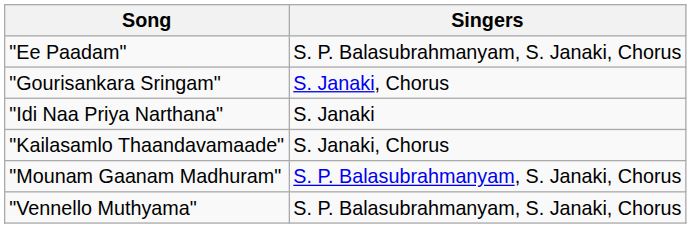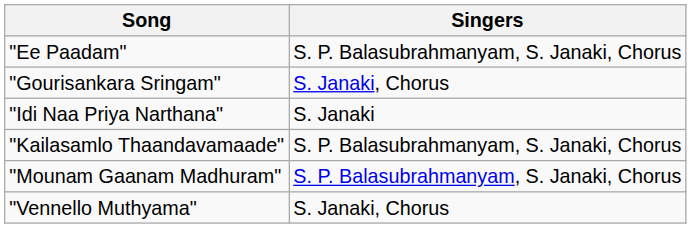(371, 146) S. Janaki, Chorus -> (487, 146) S. P. Balasubrahmanyam, S. Janaki, Chorus
(487, 208) S. P. Balasubrahmanyam, S. Janaki, Chorus -> (371, 208) S. Janaki, Chorus
